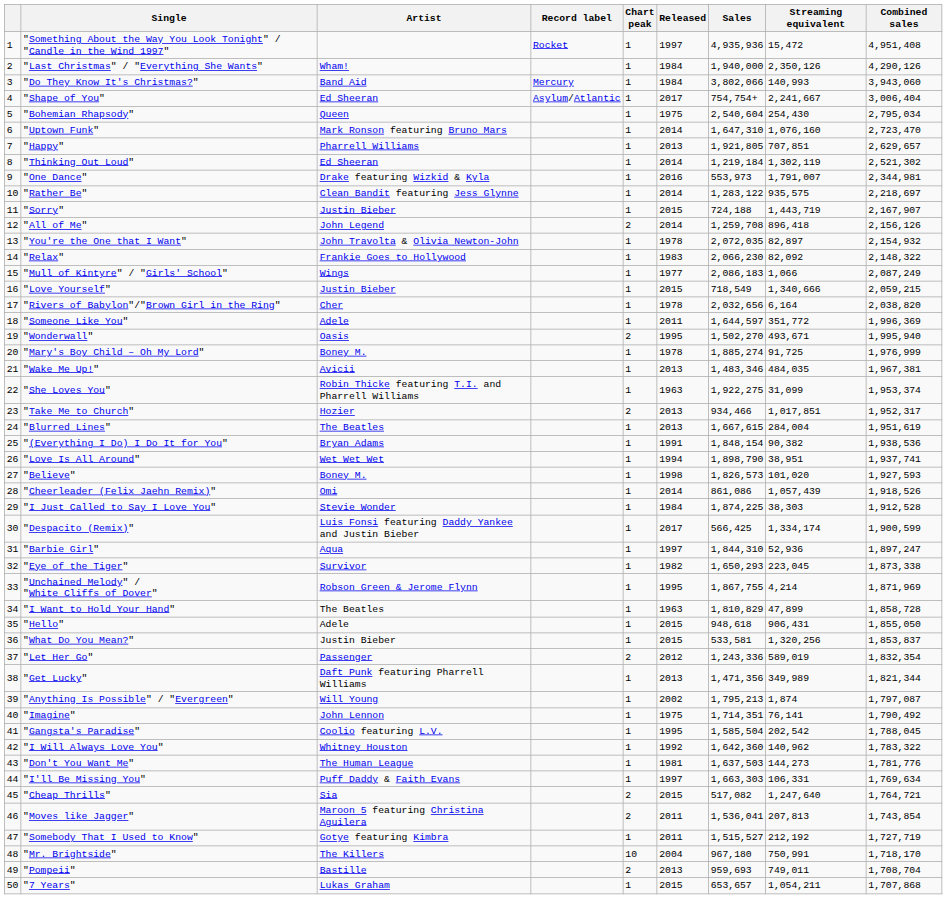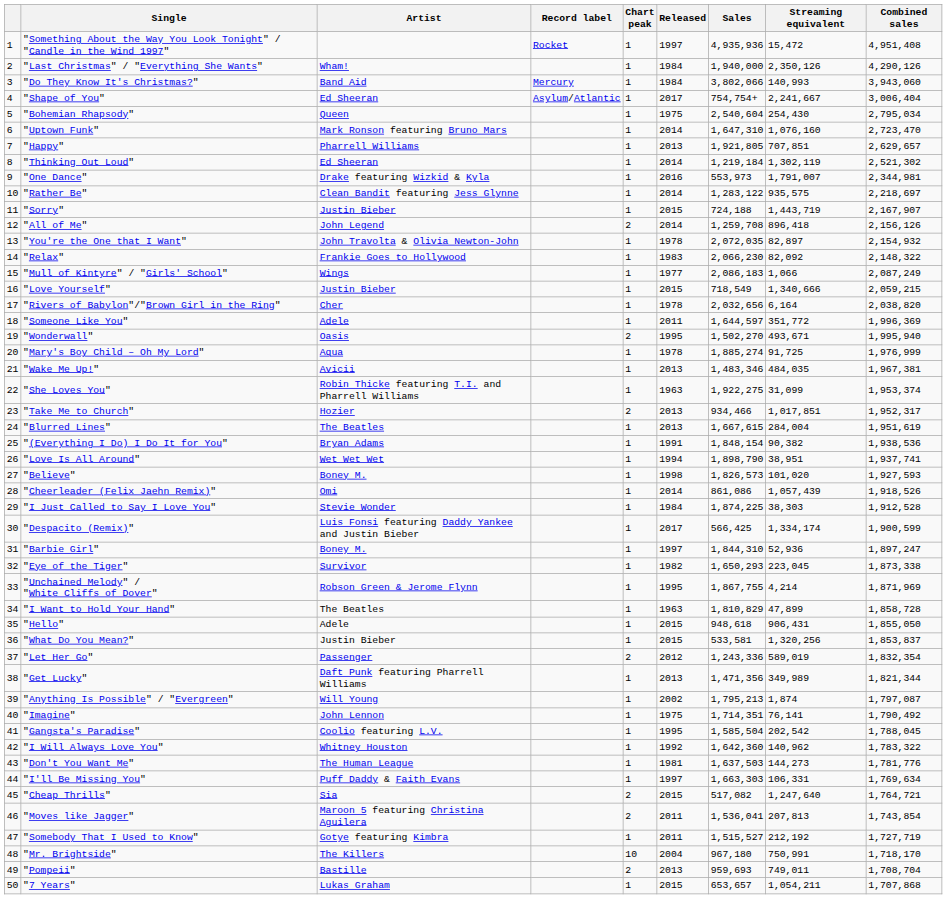(343, 353) Boney M. -> (331, 353) Aqua
(331, 550) Aqua -> (343, 550) Boney M.
